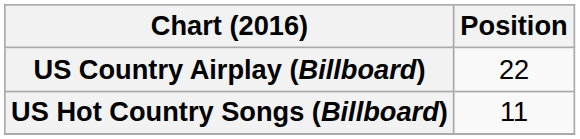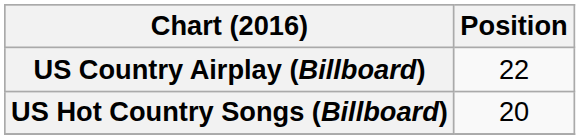(514, 112) 11 -> (514, 112) 20
